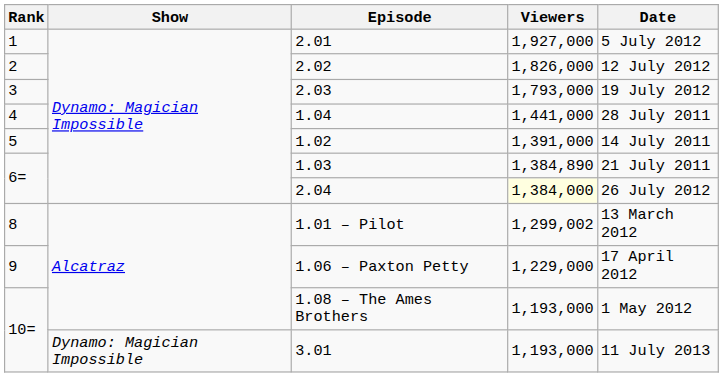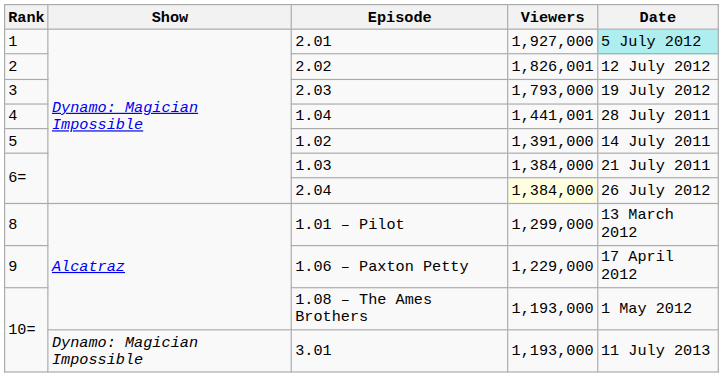(651, 42) no background -> (651, 42) paleturquoise background
(553, 67) 1,826,000 -> (553, 67) 1,826,001
(553, 116) 1,441,000 -> (553, 116) 1,441,001
(553, 166) 1,384,890 -> (553, 166) 1,384,000
(553, 224) 1,299,002 -> (553, 224) 1,299,000
